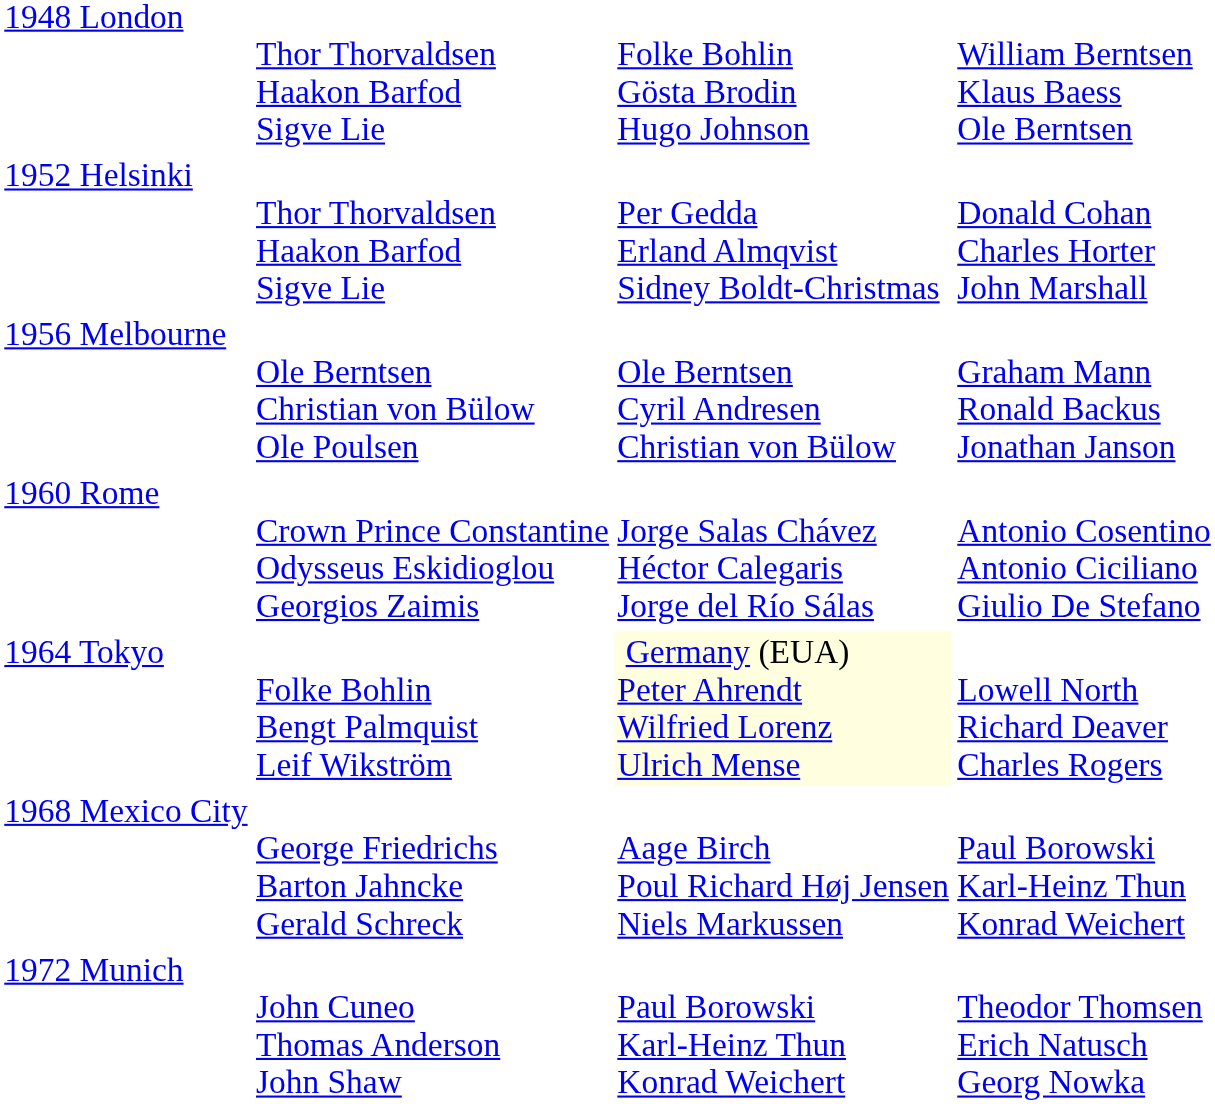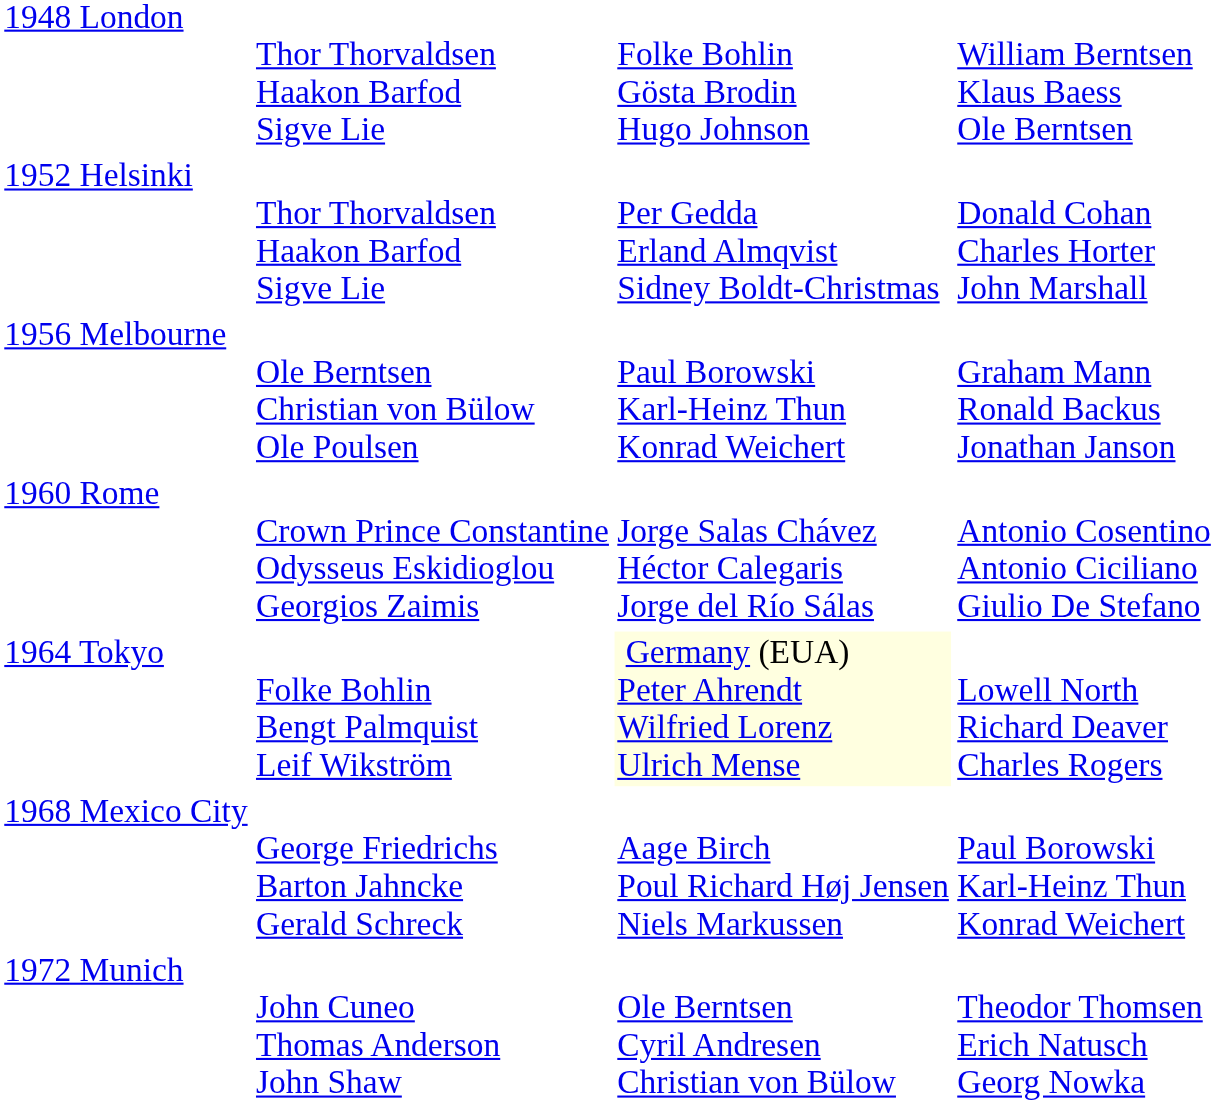(757, 409) Ole Berntsen Cyril Andresen Christian von Bülow -> (732, 409) Paul Borowski Karl-Heinz Thun Konrad Weichert
(732, 1044) Paul Borowski Karl-Heinz Thun Konrad Weichert -> (757, 1044) Ole Berntsen Cyril Andresen Christian von Bülow
